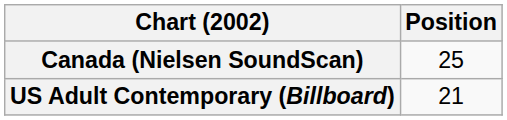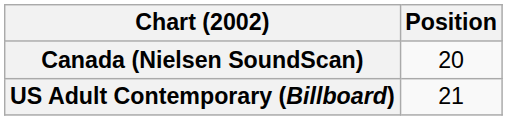(451, 59) 25 -> (451, 59) 20
